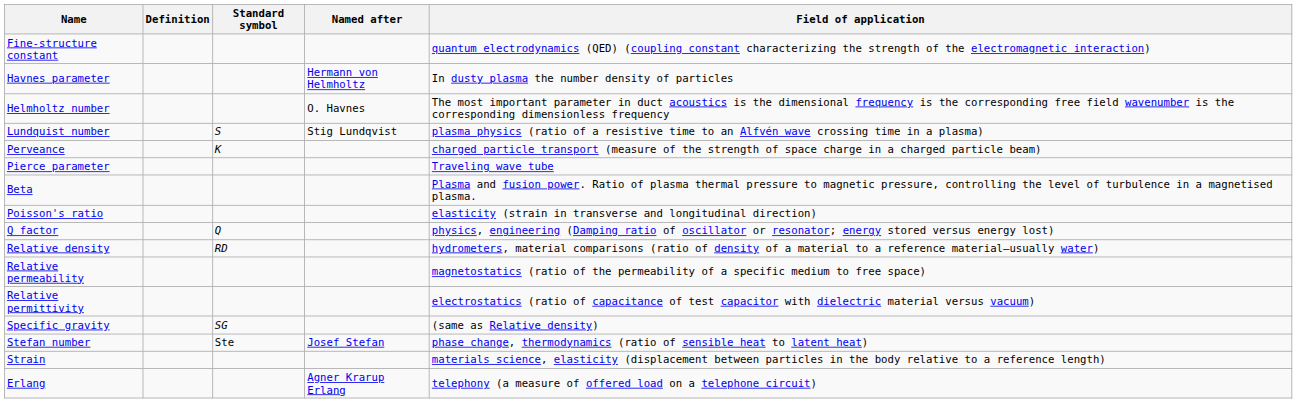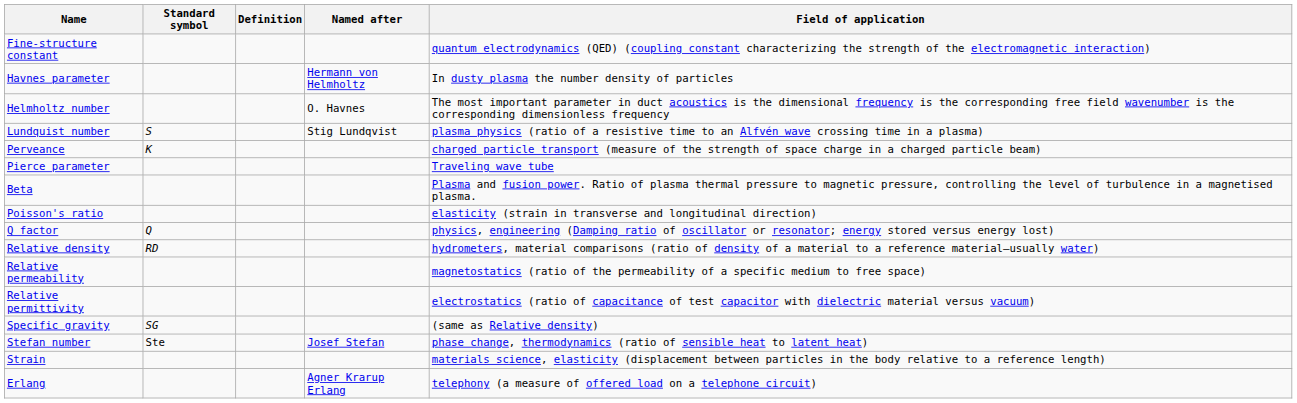columns swapped: (259, 19) <-> (178, 19)
